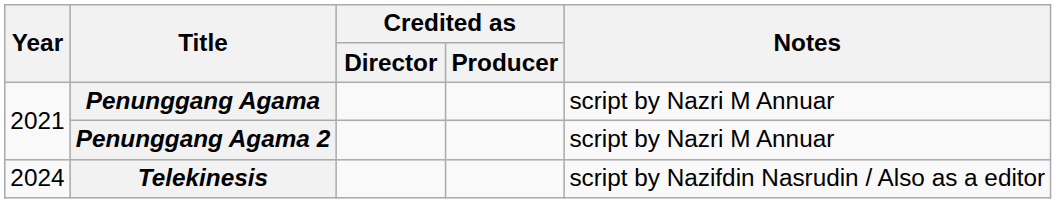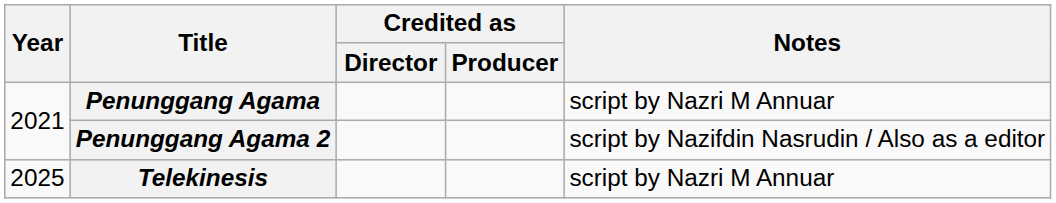(702, 139) script by Nazri M Annuar -> (807, 139) script by Nazifdin Nasrudin / Also as a editor
(37, 178) 2024 -> (37, 178) 2025
(807, 178) script by Nazifdin Nasrudin / Also as a editor -> (702, 178) script by Nazri M Annuar
